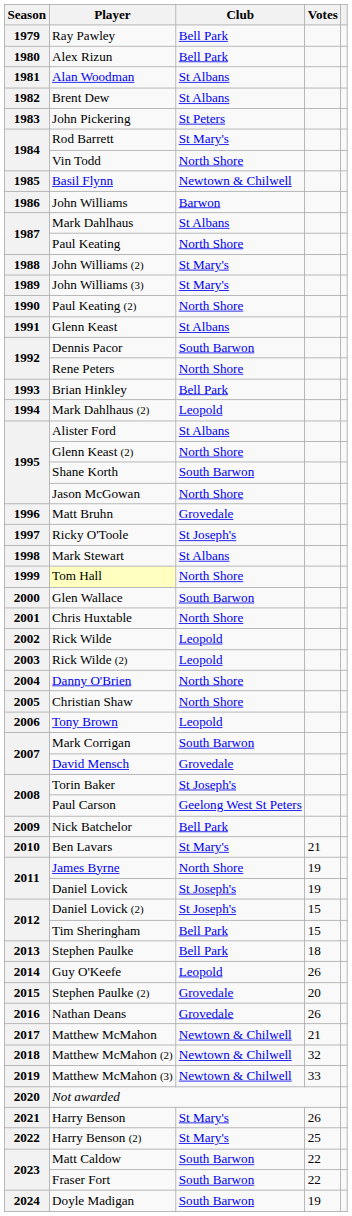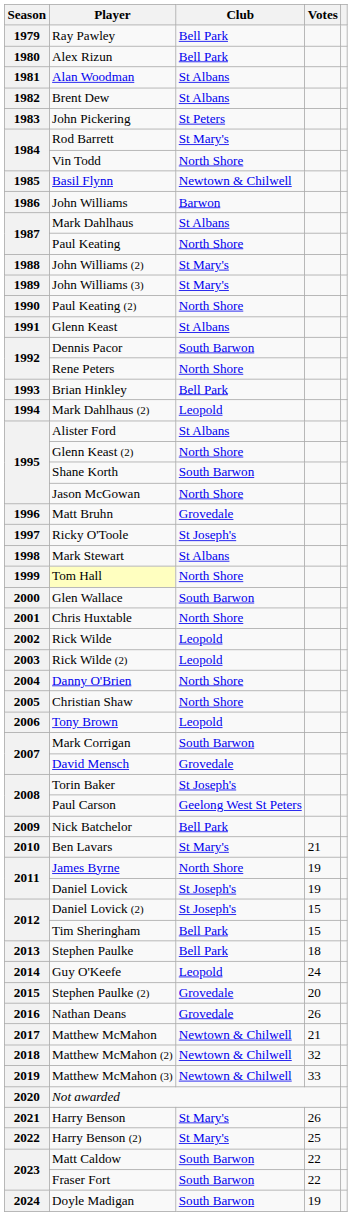(314, 972) 26 -> (314, 972) 24
